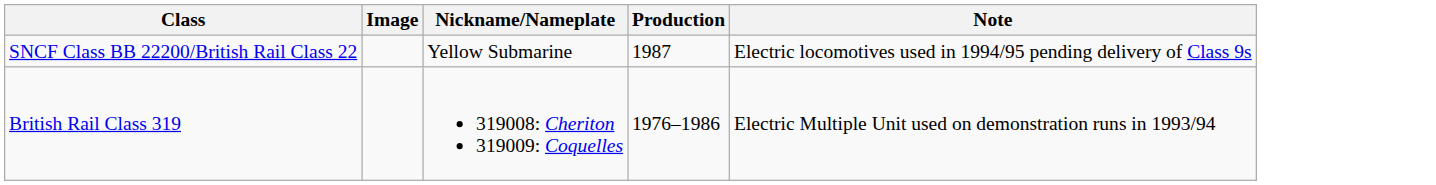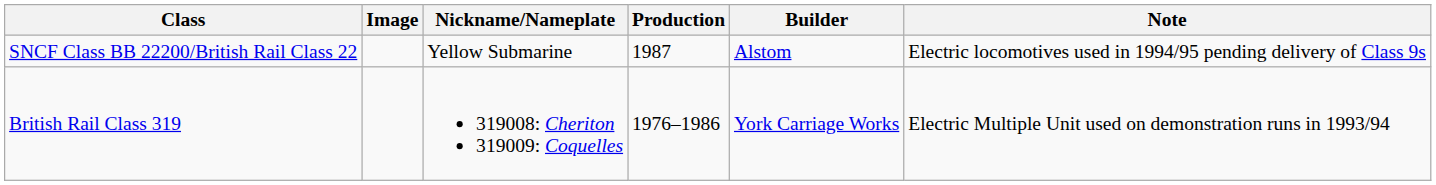+ column: (817, 19)
